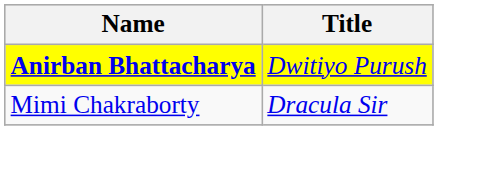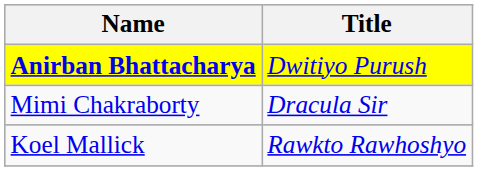+ row: (78, 144)
